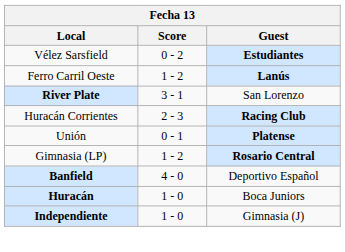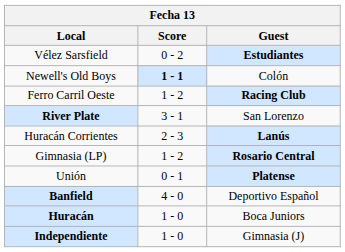+ row: (71, 75)
(273, 75) Lanús -> (274, 95) Racing Club
(274, 115) Racing Club -> (273, 135) Lanús
rows swapped: (71, 156) <-> (71, 135)
